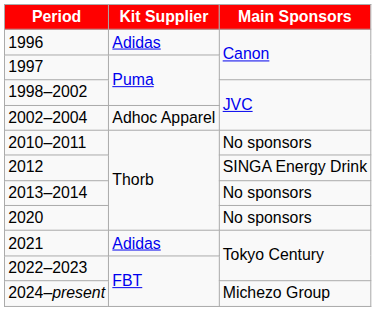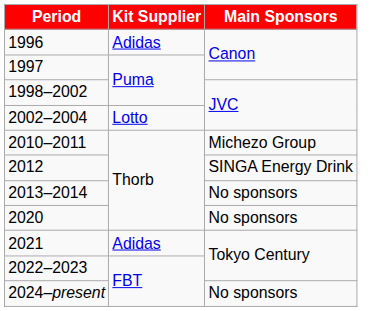(164, 117) Adhoc Apparel -> (130, 117) Lotto
(267, 142) No sponsors -> (262, 142) Michezo Group
(276, 293) Michezo Group -> (253, 293) No sponsors
